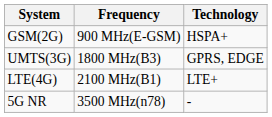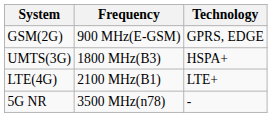(207, 36) HSPA+ -> (225, 36) GPRS, EDGE
(225, 58) GPRS, EDGE -> (207, 58) HSPA+
